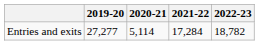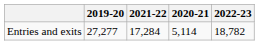columns swapped: (148, 13) <-> (190, 13)
